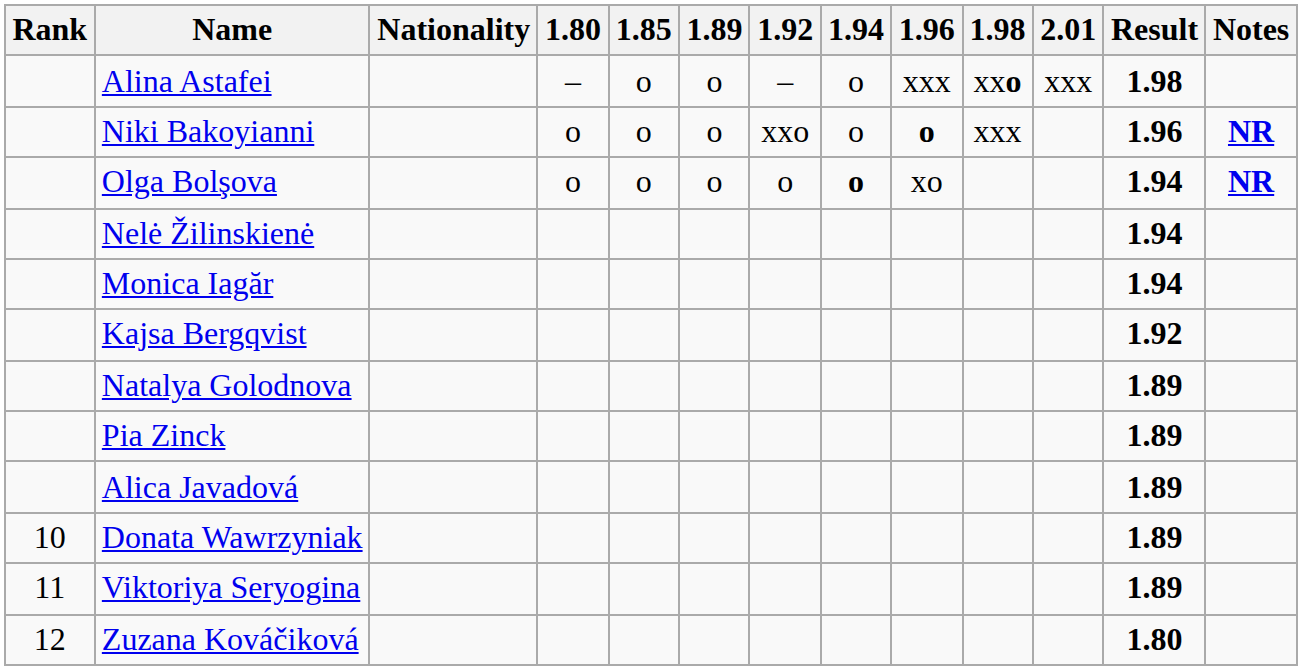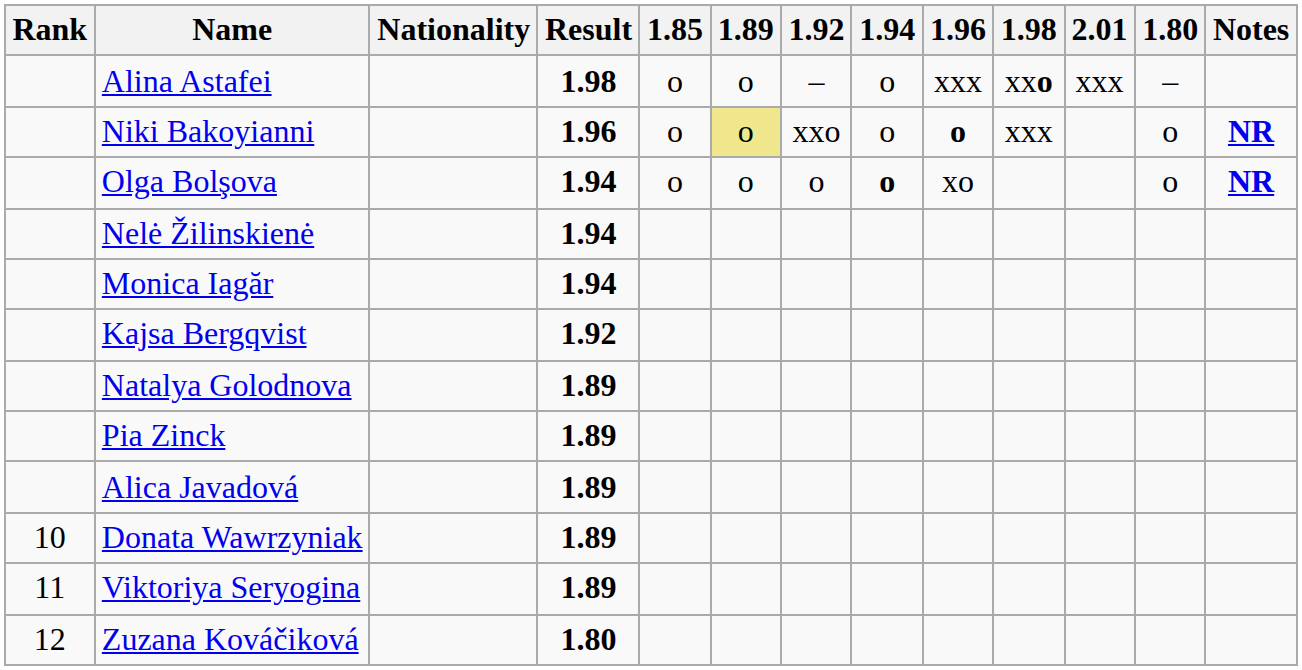columns swapped: (573, 29) <-> (1155, 29)
(714, 131) no background -> (746, 131) khaki background
